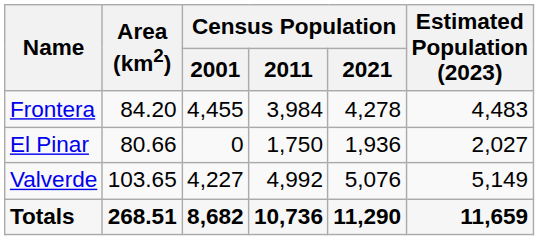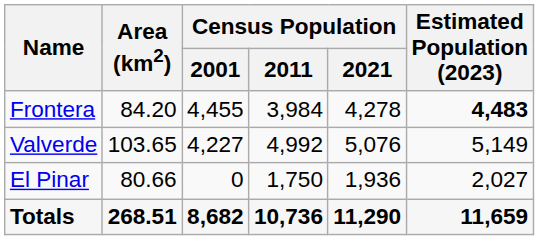(500, 108) normal -> (500, 108) bold
rows swapped: (49, 144) <-> (54, 180)
